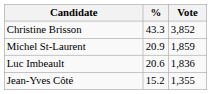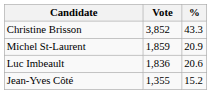columns swapped: (188, 13) <-> (156, 13)
